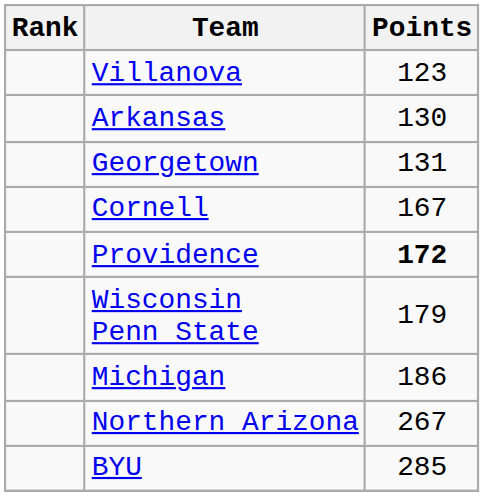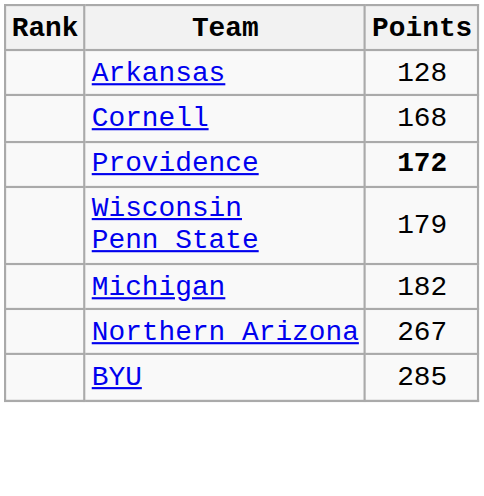- row: (167, 73)
(422, 118) 130 -> (422, 73) 128
- row: (175, 164)
(422, 209) 167 -> (422, 118) 168
(422, 377) 186 -> (422, 287) 182
